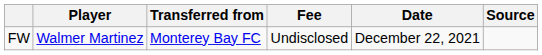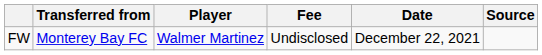columns swapped: (90, 15) <-> (207, 15)
